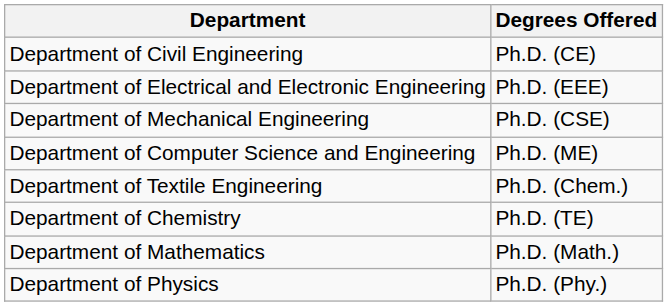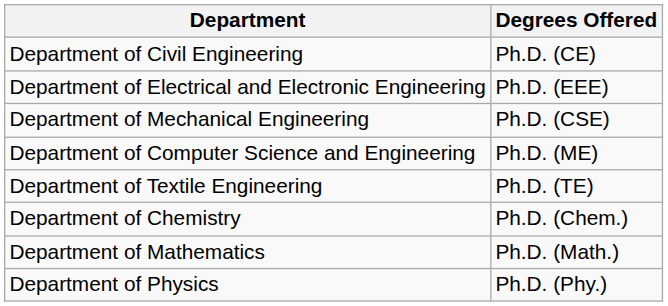(562, 185) Ph.D. (Chem.) -> (544, 185) Ph.D. (TE)
(544, 218) Ph.D. (TE) -> (562, 218) Ph.D. (Chem.)
